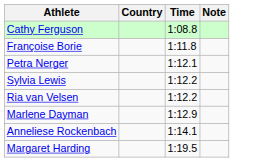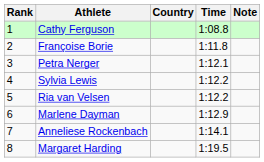+ column: (20, 13)
